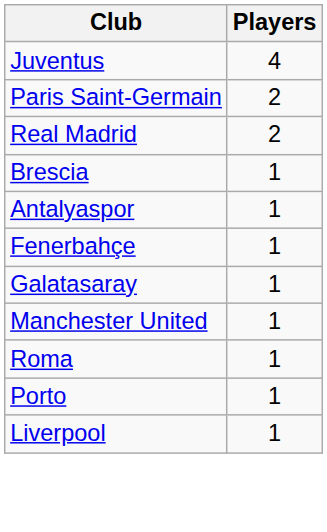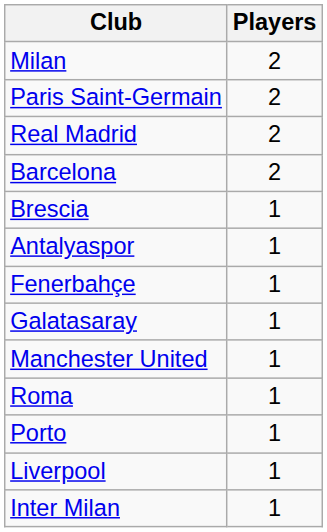- row: (57, 60)
+ row: (38, 60)
+ row: (63, 172)
+ row: (65, 508)
